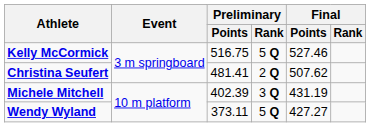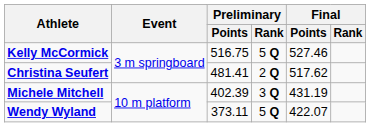(308, 73) 507.62 -> (308, 73) 517.62
(308, 113) 427.27 -> (308, 113) 422.07
